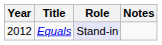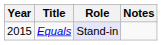(19, 31) 2012 -> (19, 31) 2015
